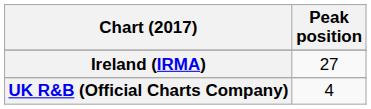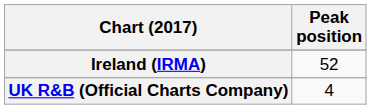(329, 63) 27 -> (329, 63) 52
